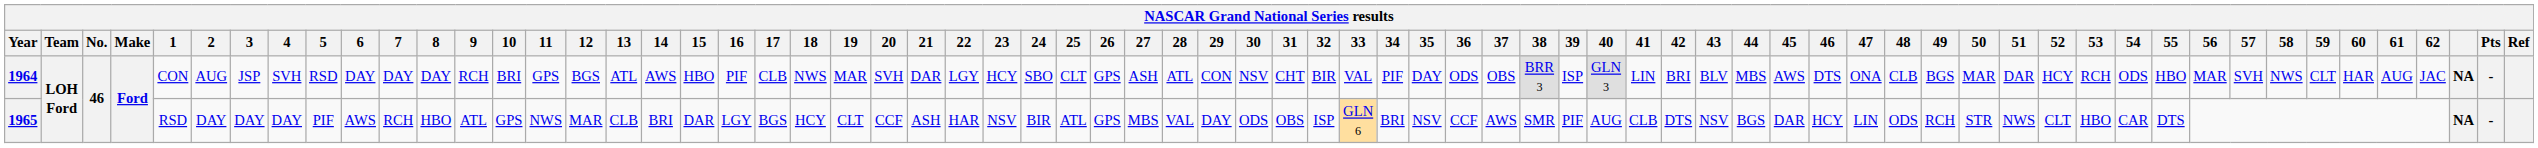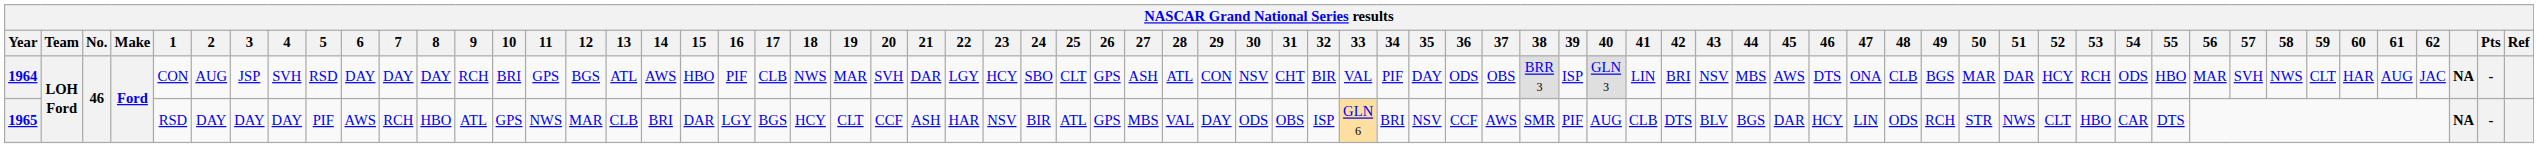(1714, 77) BLV -> (1714, 77) NSV
(1714, 120) NSV -> (1714, 120) BLV
